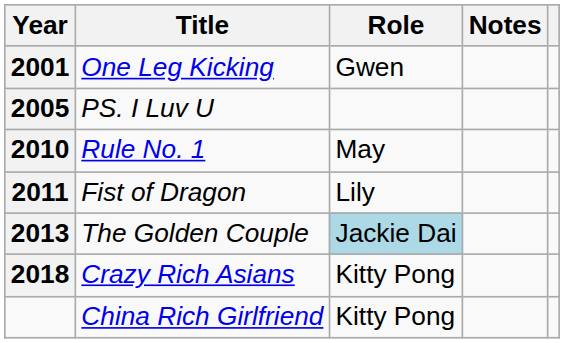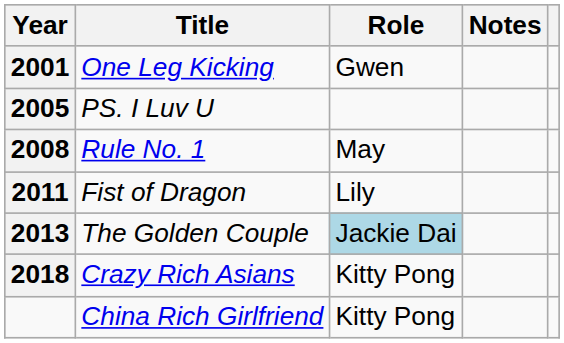(40, 150) 2010 -> (40, 150) 2008
